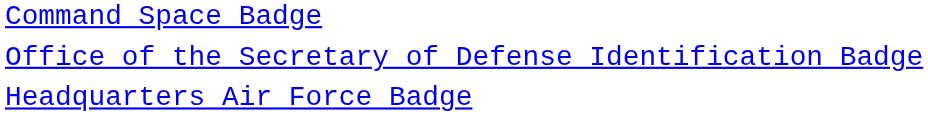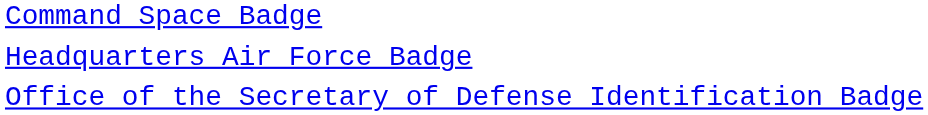rows swapped: (239, 98) <-> (464, 57)
